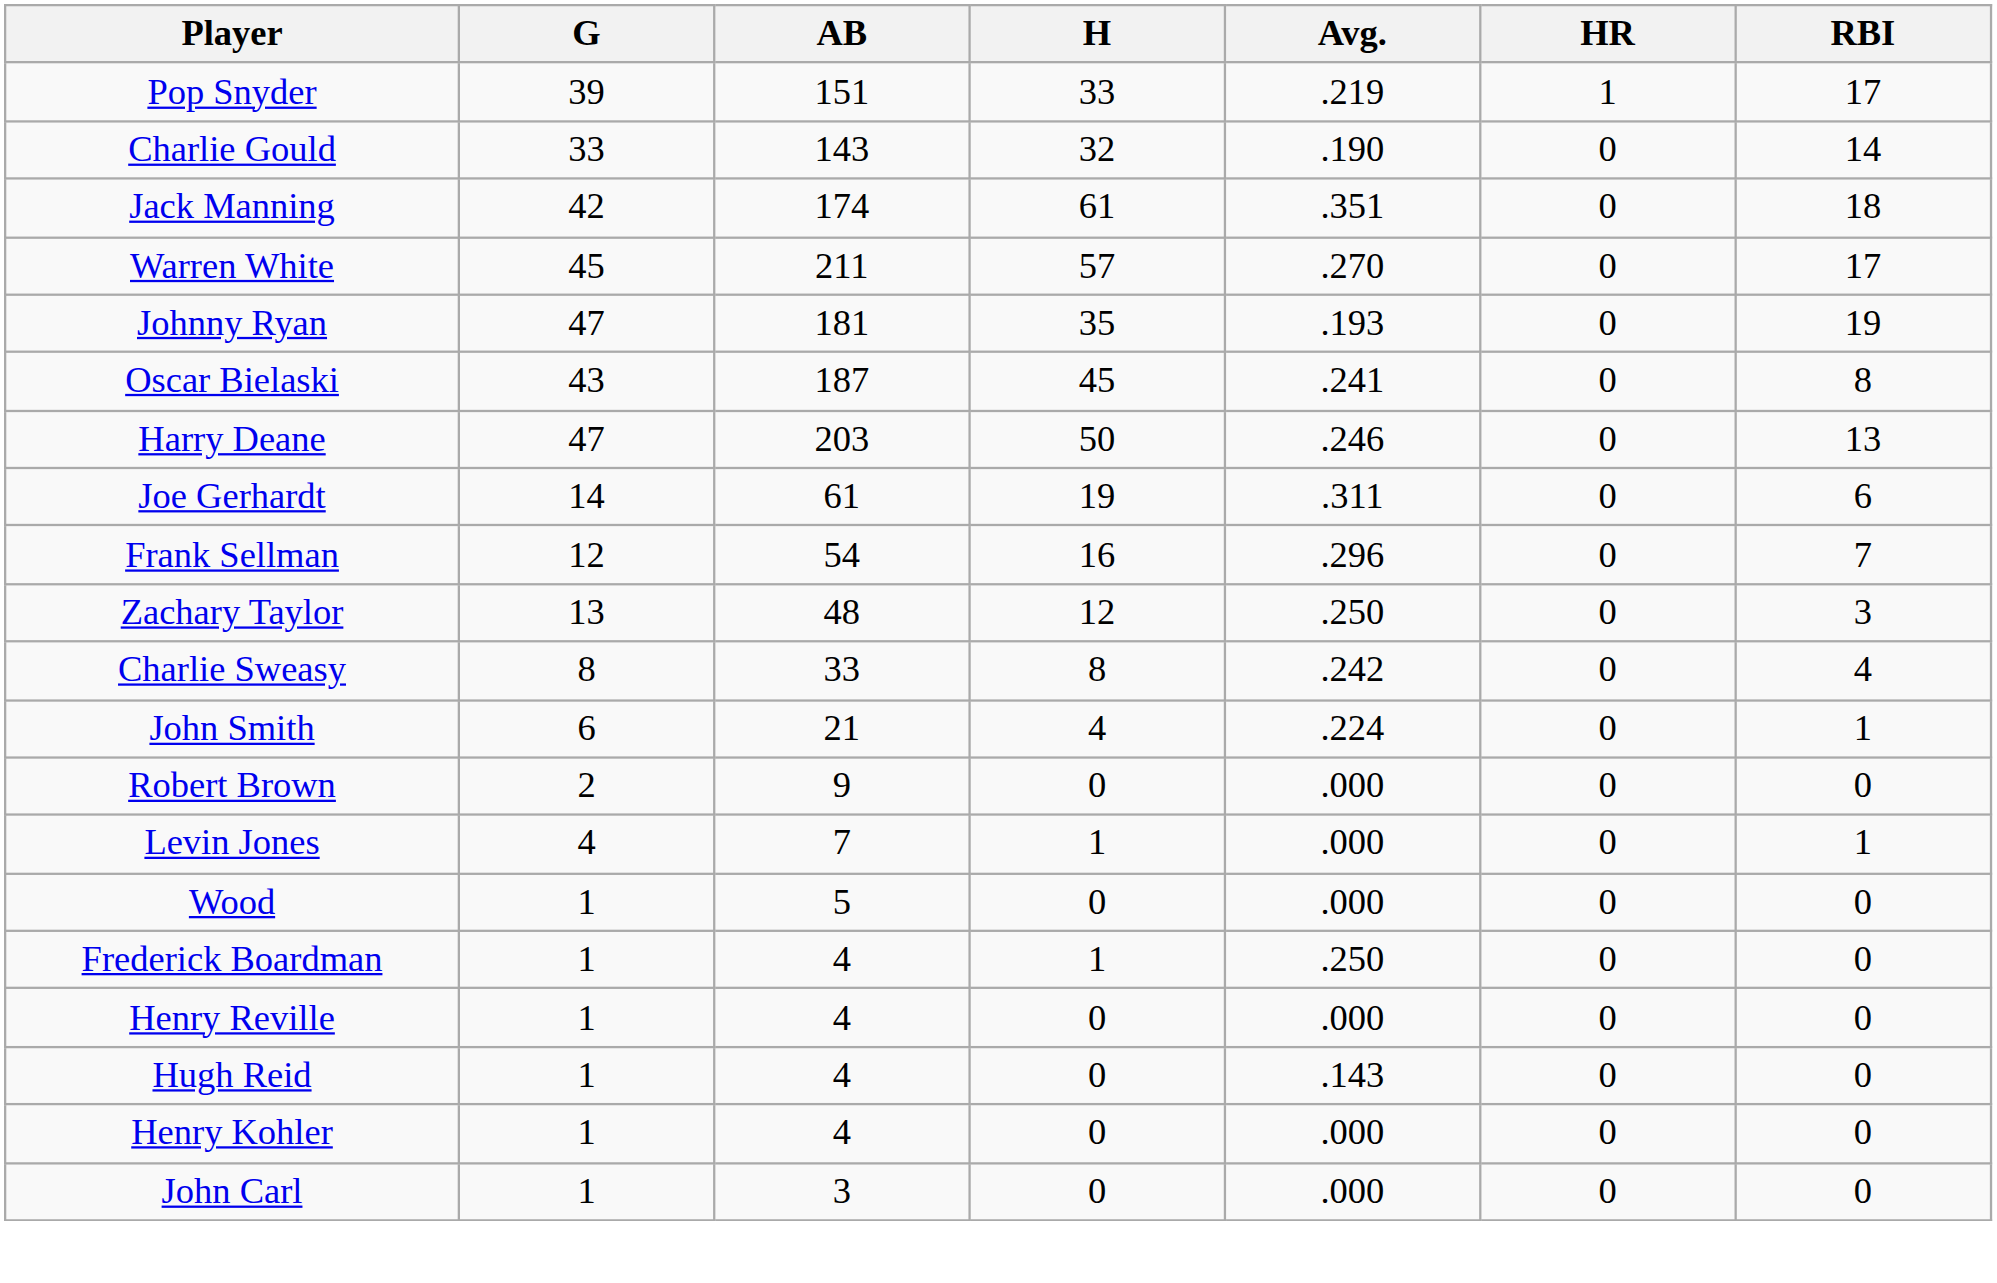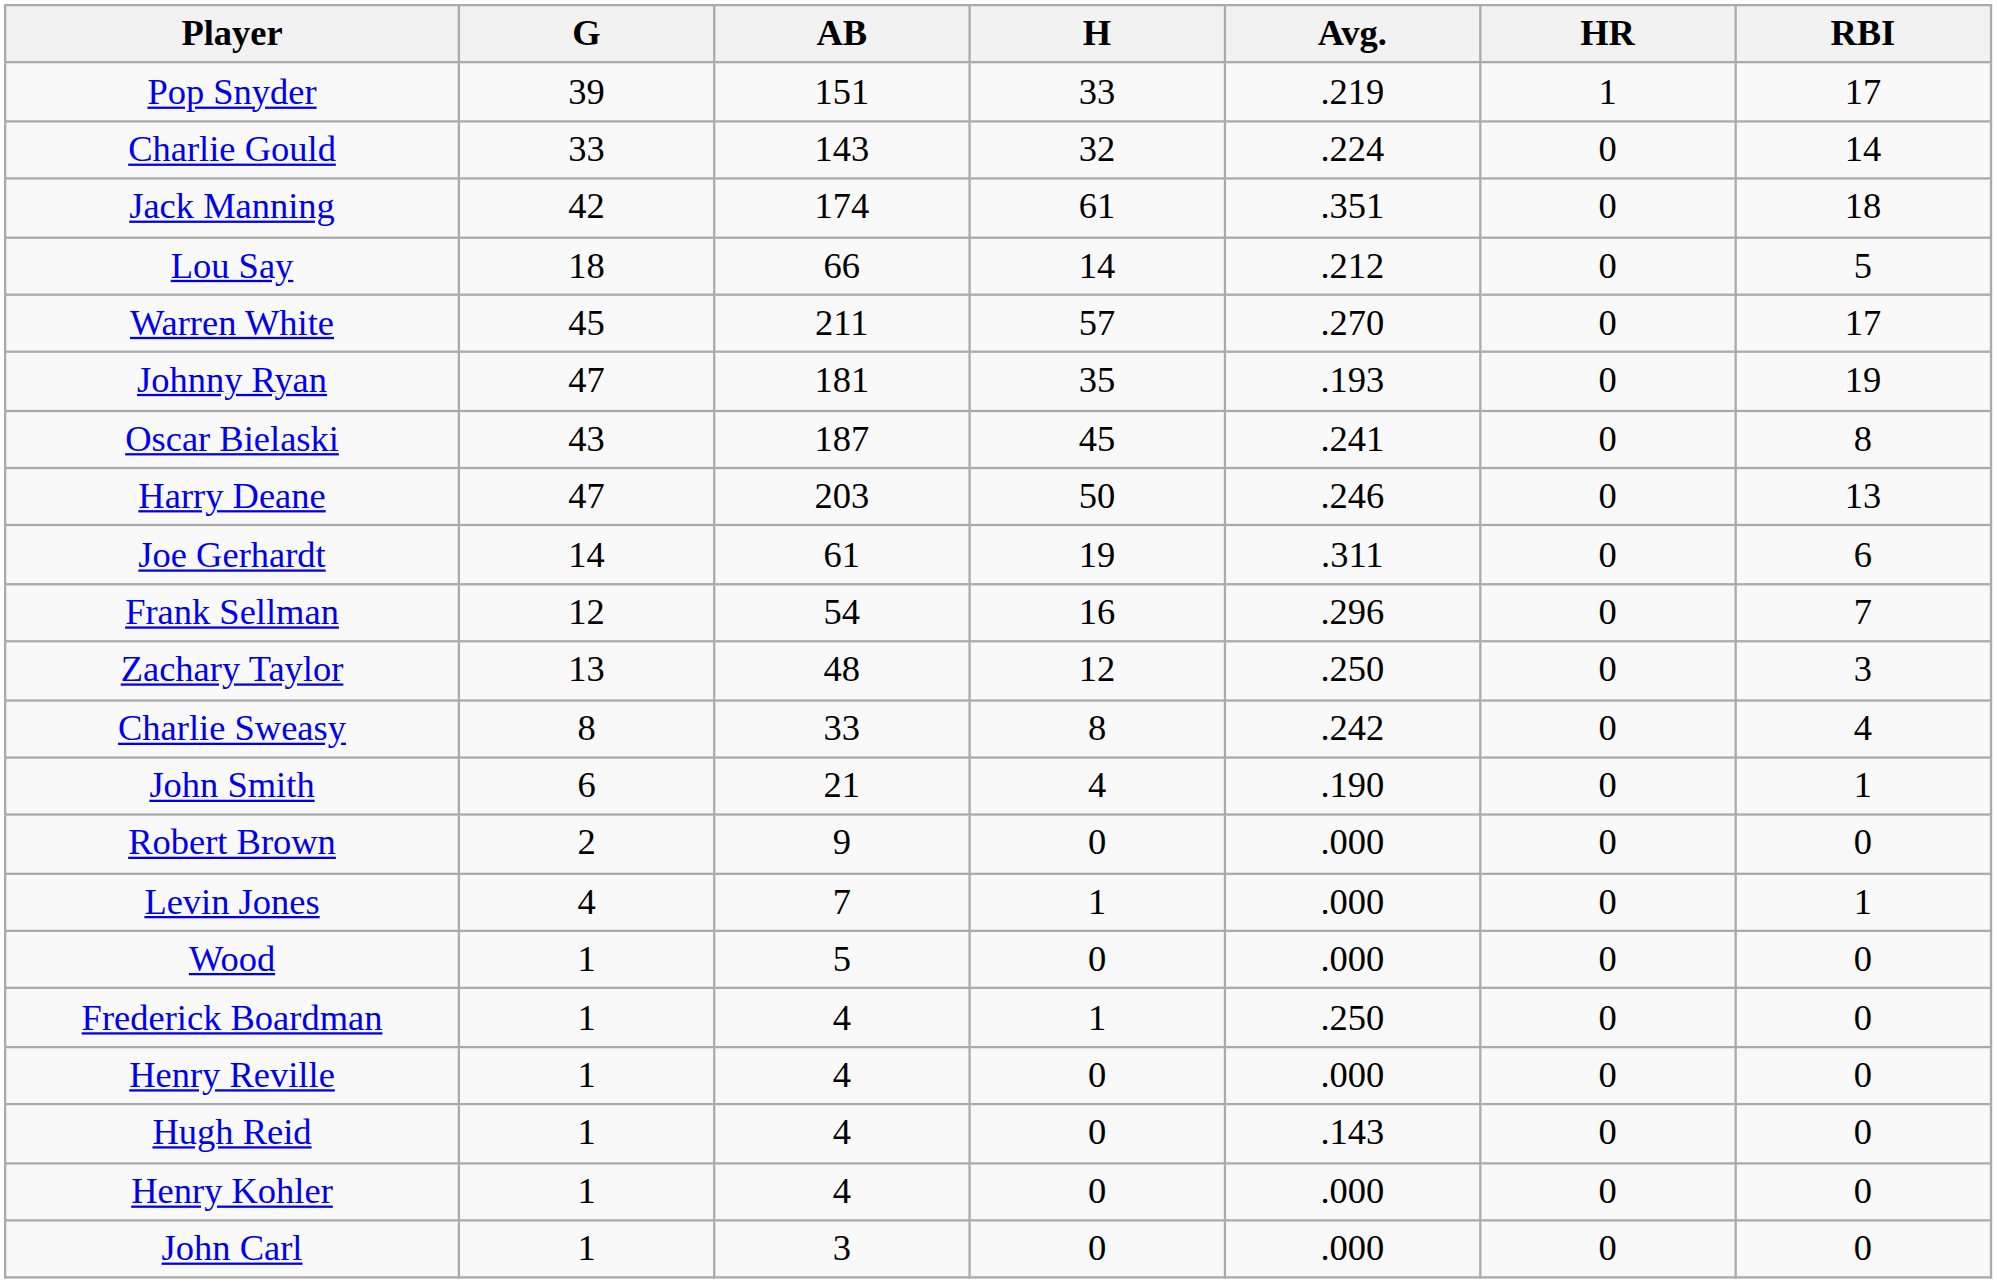(1352, 149) .190 -> (1352, 149) .224
+ row: (232, 264)
(1352, 727) .224 -> (1352, 785) .190
